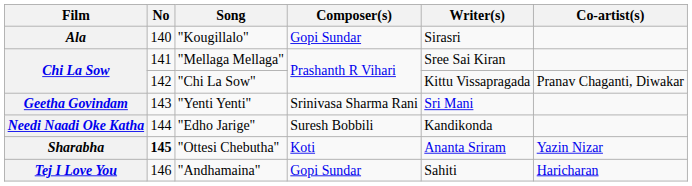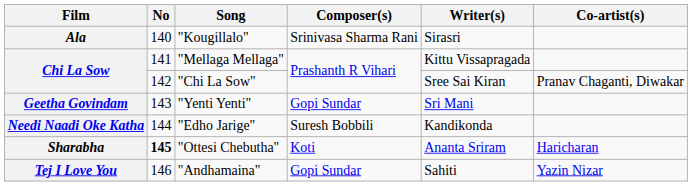(326, 37) Gopi Sundar -> (354, 37) Srinivasa Sharma Rani
(465, 59) Sree Sai Kiran -> (477, 59) Kittu Vissapragada
(477, 81) Kittu Vissapragada -> (465, 81) Sree Sai Kiran
(354, 103) Srinivasa Sharma Rani -> (326, 103) Gopi Sundar
(570, 147) Yazin Nizar -> (568, 147) Haricharan
(568, 170) Haricharan -> (570, 170) Yazin Nizar
